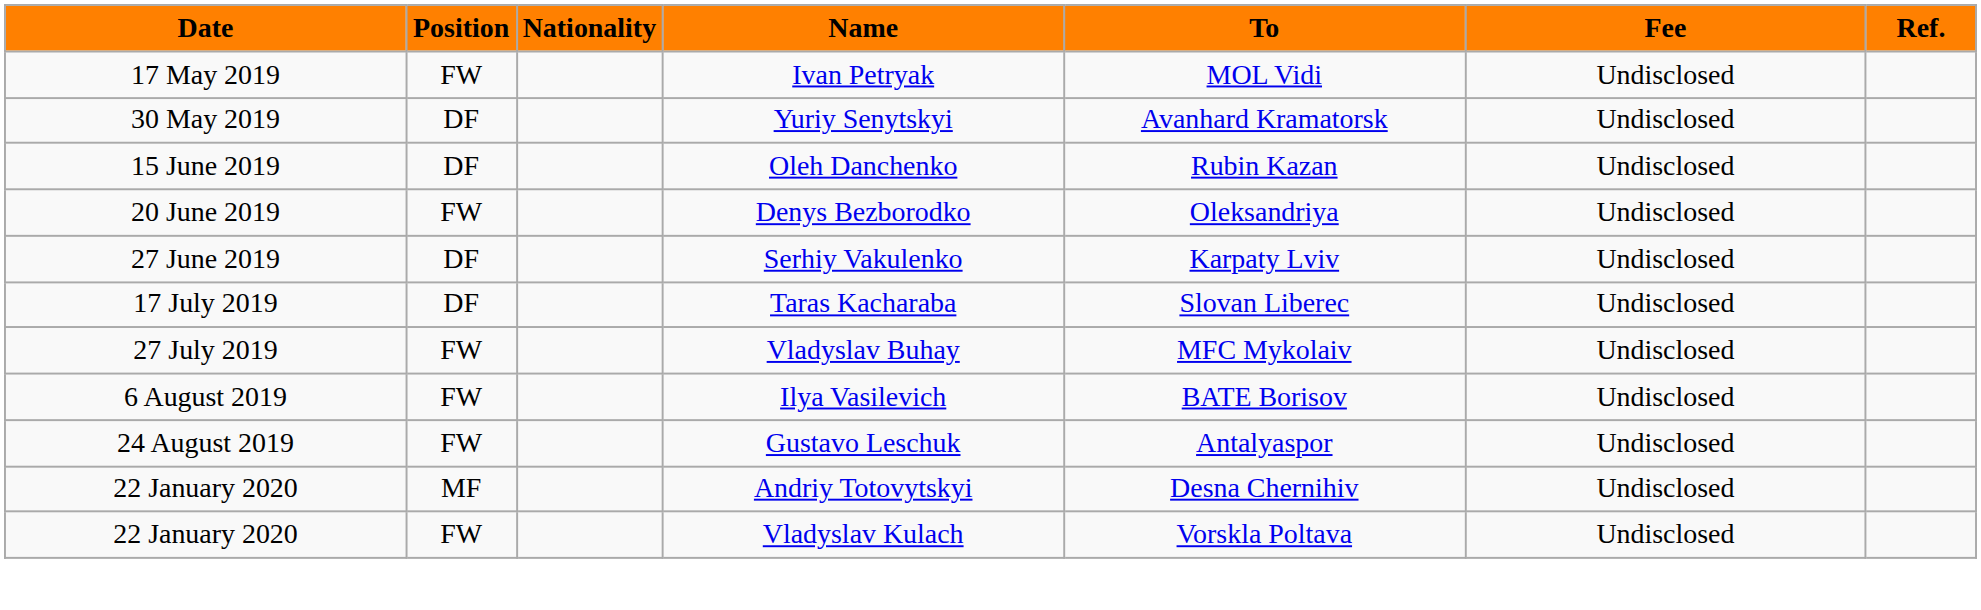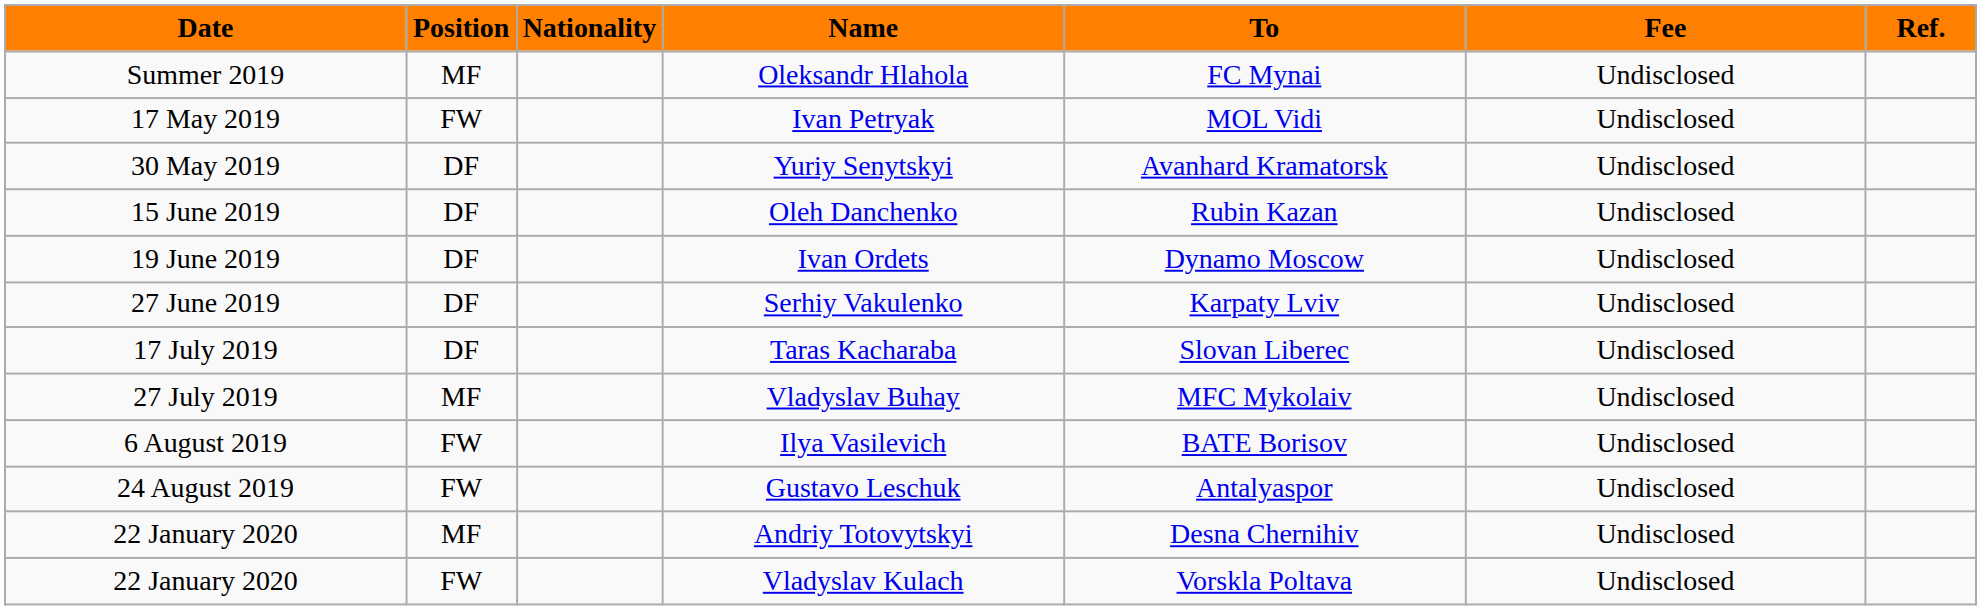+ row: (863, 74)
+ row: (863, 258)
- row: (863, 212)
(461, 350) FW -> (461, 396) MF
